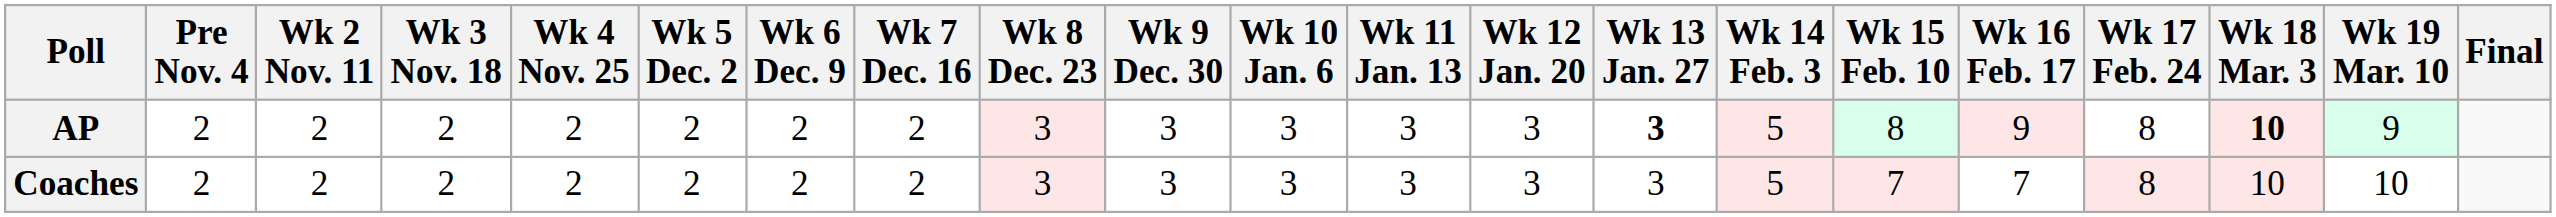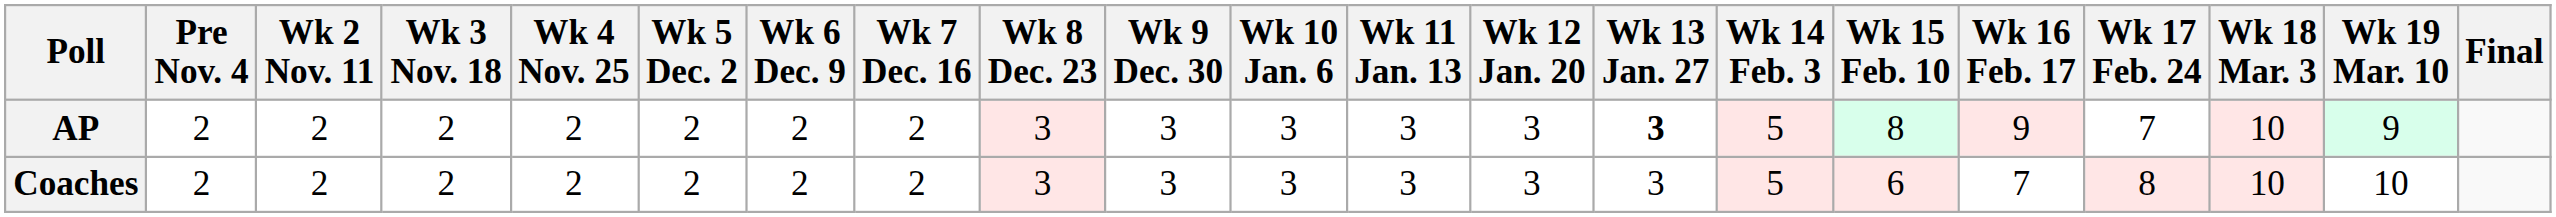(2147, 127) 8 -> (2147, 127) 7
(2267, 127) bold -> (2267, 127) normal
(1895, 183) 7 -> (1895, 183) 6
